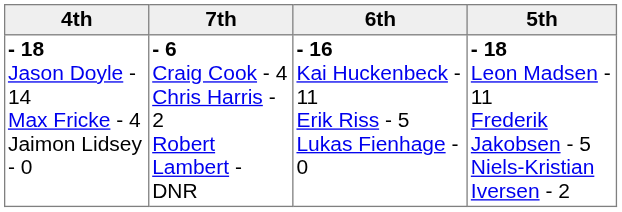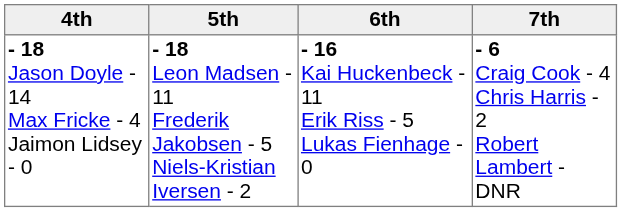columns swapped: (542, 19) <-> (221, 19)
